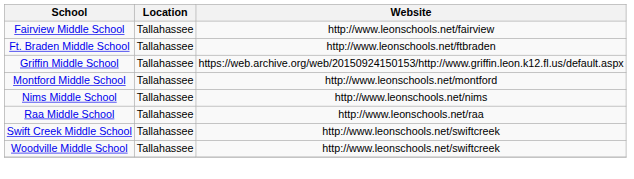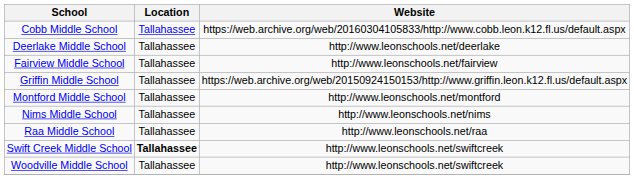+ row: (69, 30)
+ row: (69, 47)
- row: (69, 47)
(165, 132) normal -> (167, 149) bold
